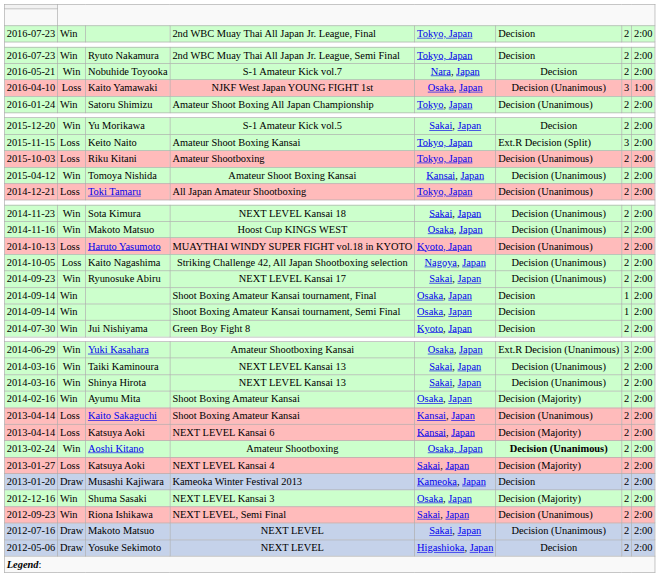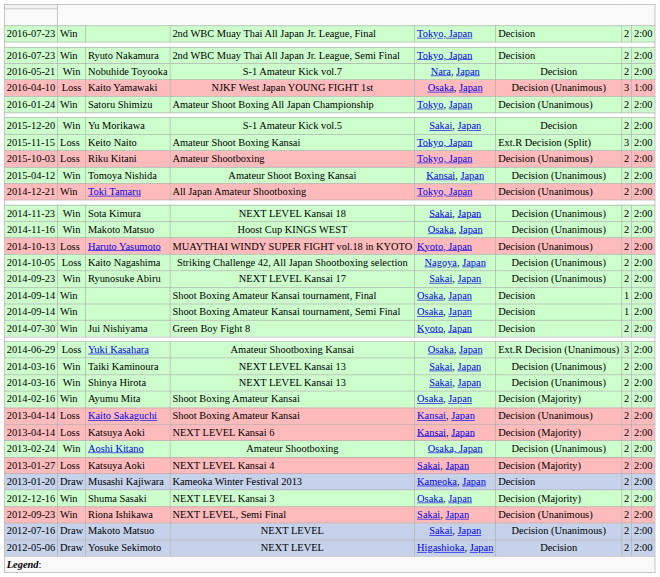(70, 192) Loss -> (69, 192) Win
(72, 350) Win -> (72, 350) Loss
(559, 449) bold -> (559, 449) normal
